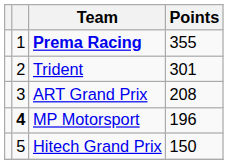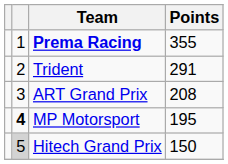(183, 69) 301 -> (183, 69) 291
(183, 120) 196 -> (183, 120) 195
(21, 146) no background -> (21, 146) lightgrey background
